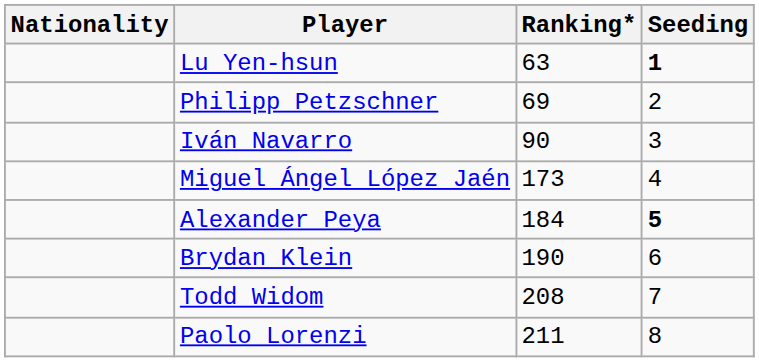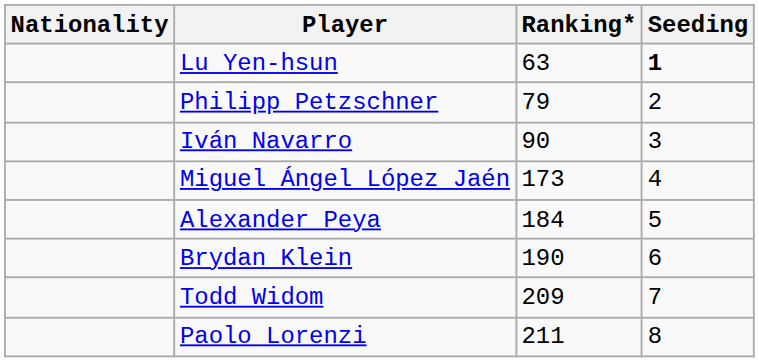(536, 102) 69 -> (536, 102) 79
(655, 219) bold -> (655, 219) normal
(543, 297) 208 -> (543, 297) 209
